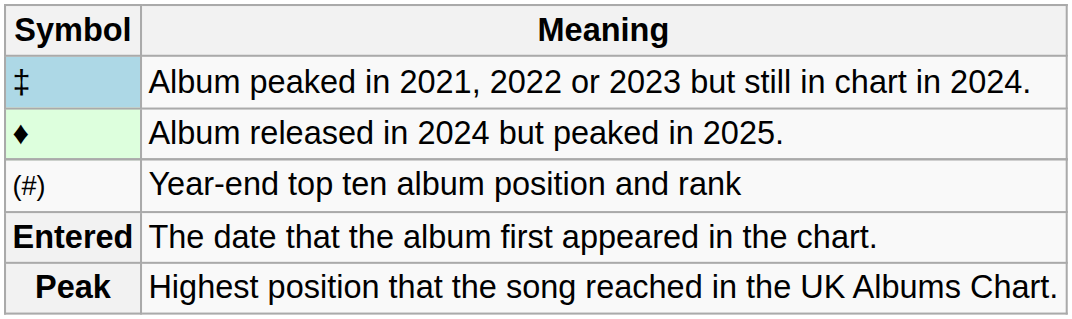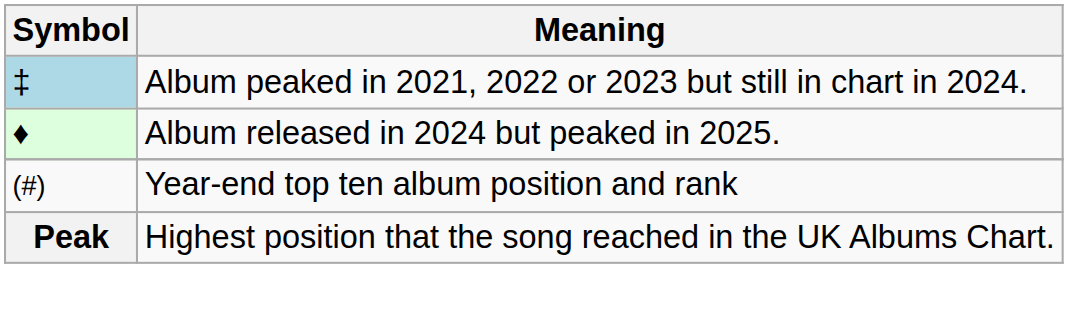- row: (513, 236)
